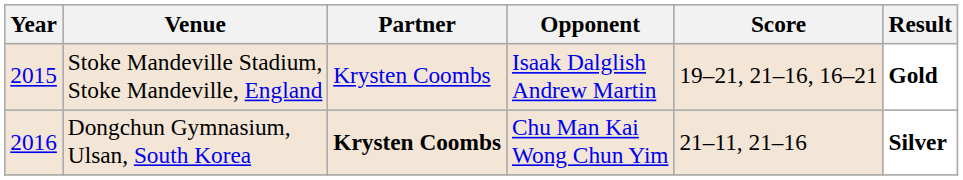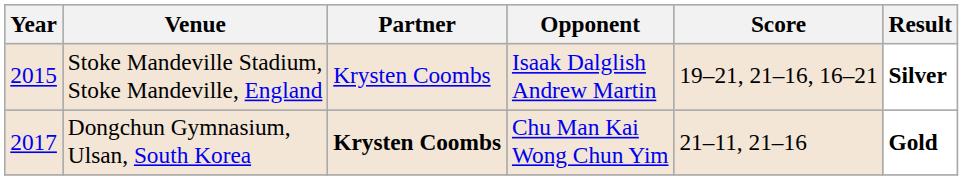(913, 76) Gold -> (918, 76) Silver
(34, 142) 2016 -> (34, 142) 2017
(918, 142) Silver -> (913, 142) Gold
